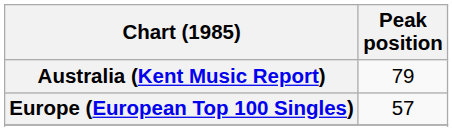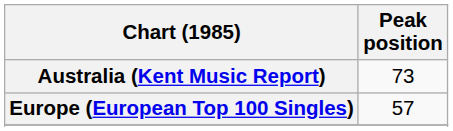(403, 76) 79 -> (403, 76) 73
